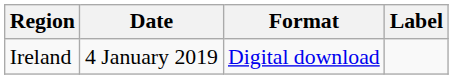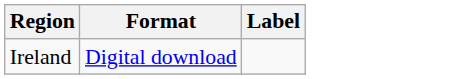- column: (151, 21)
